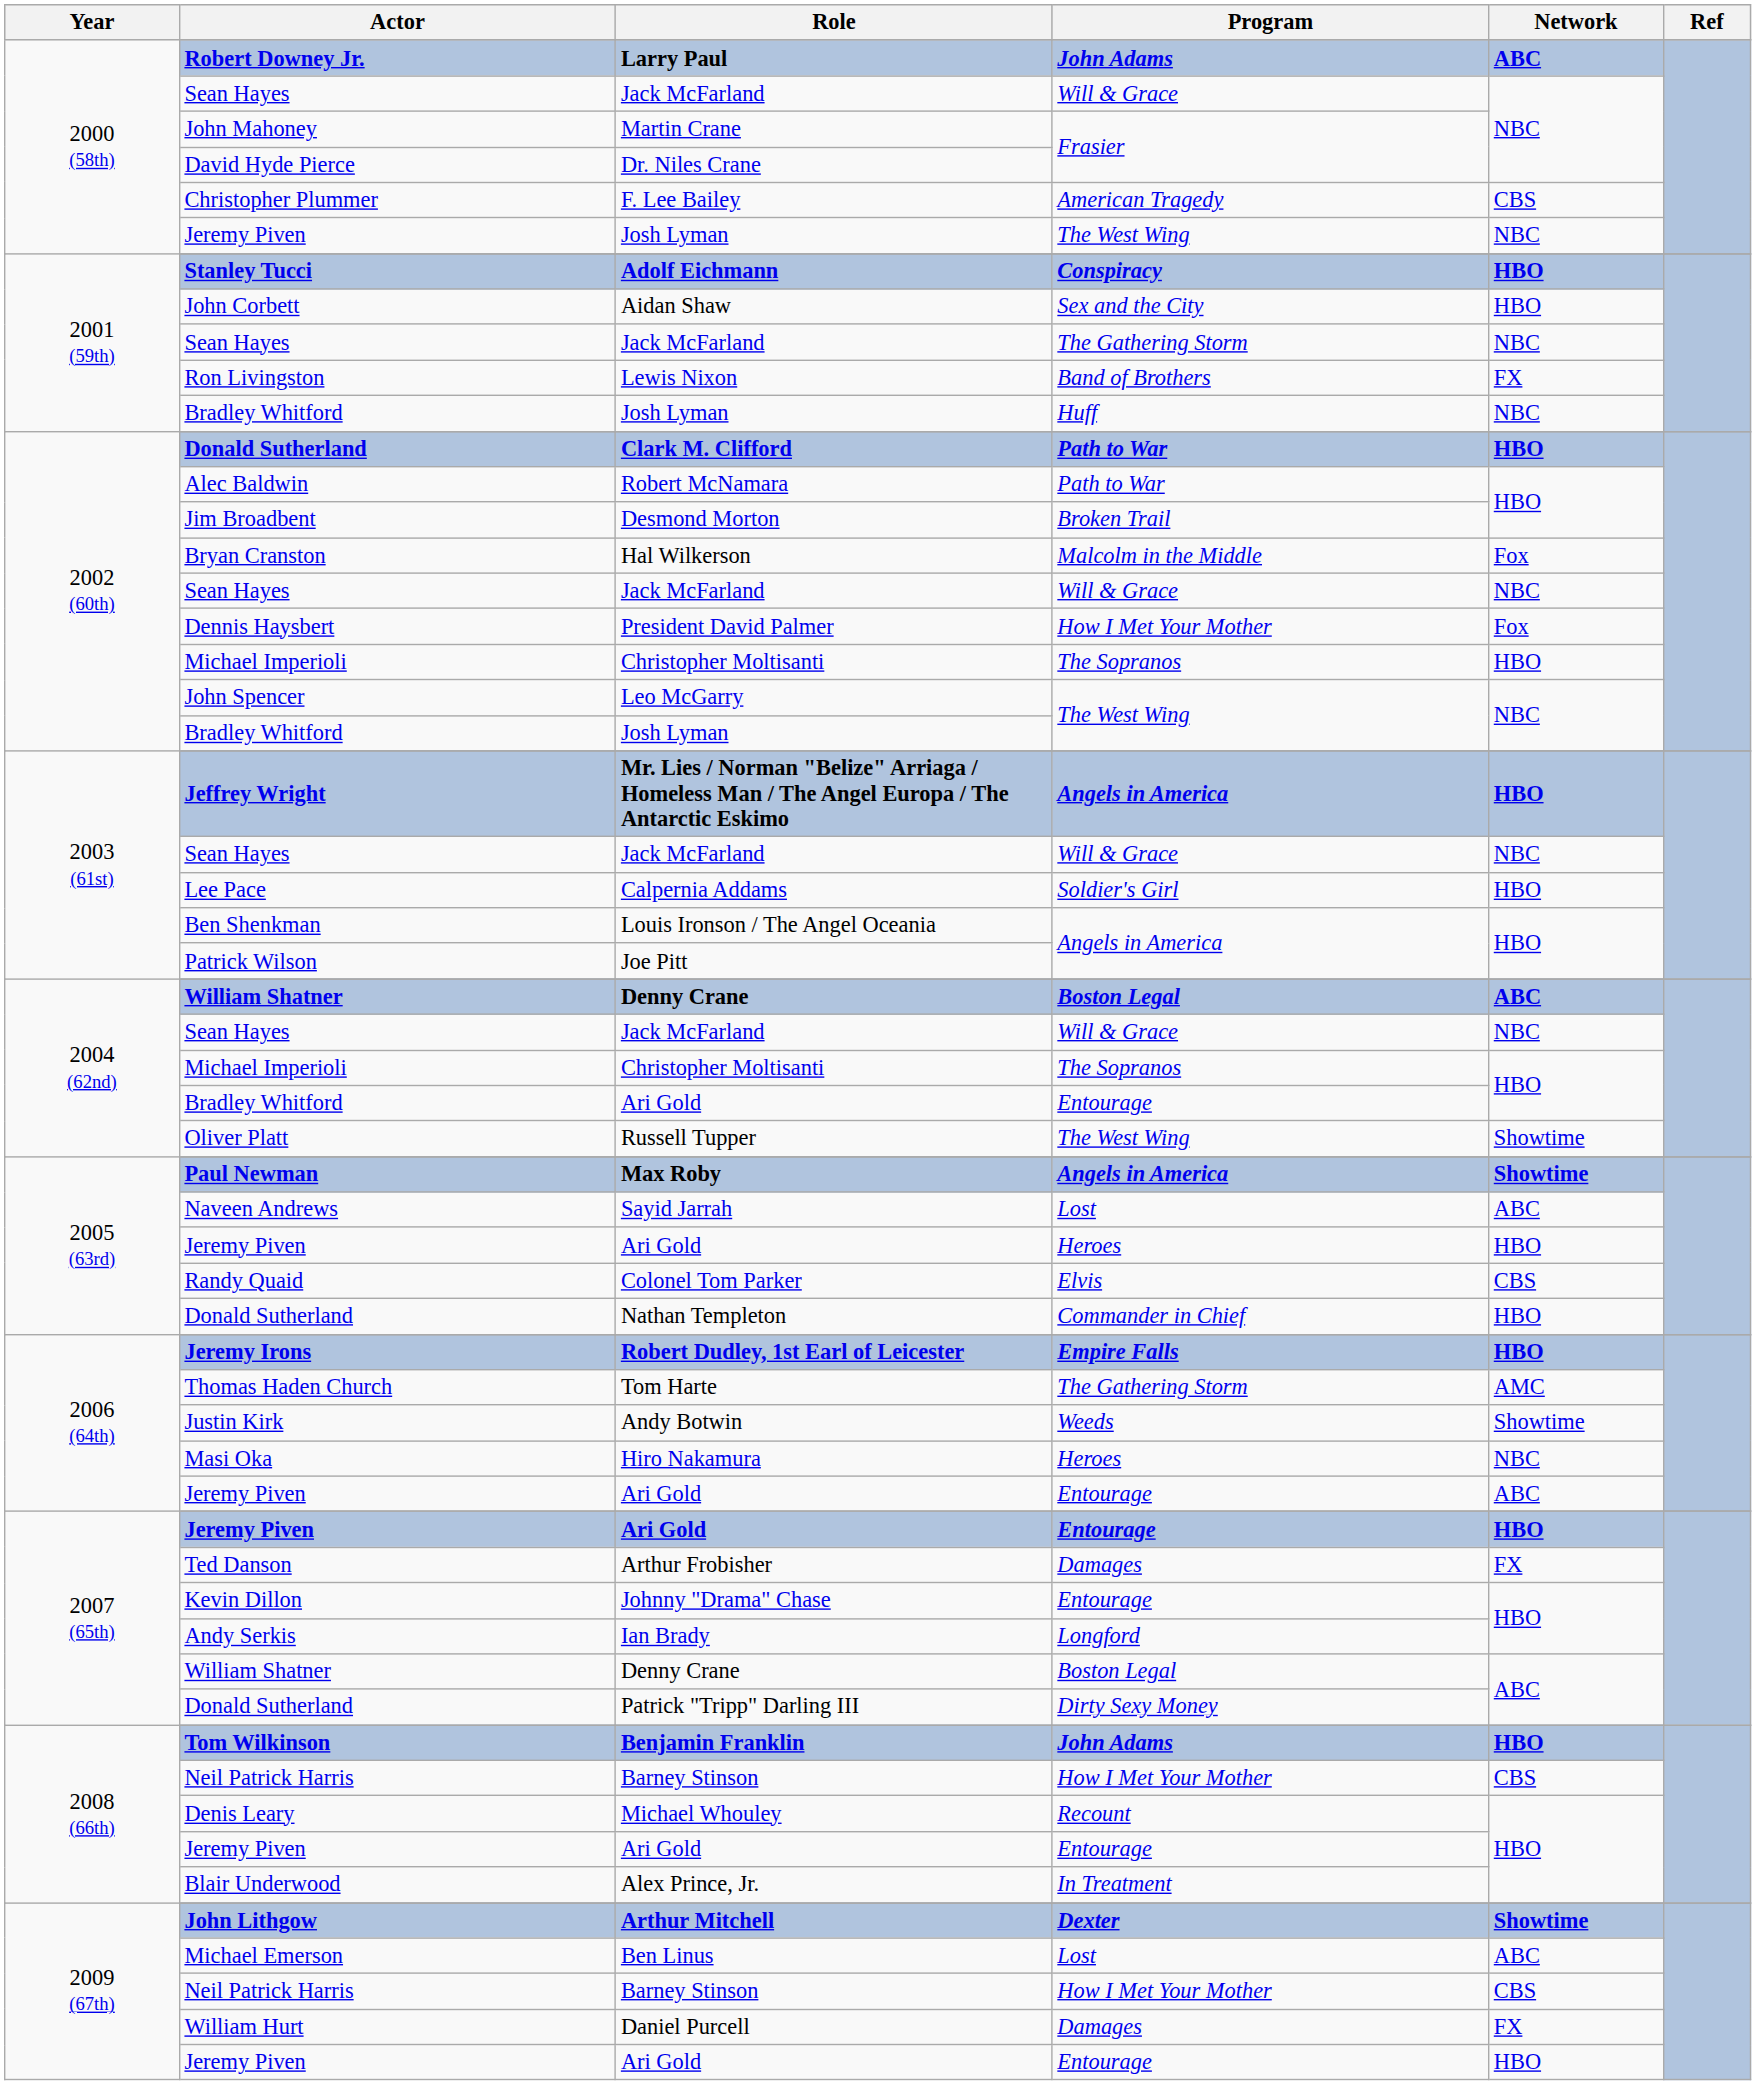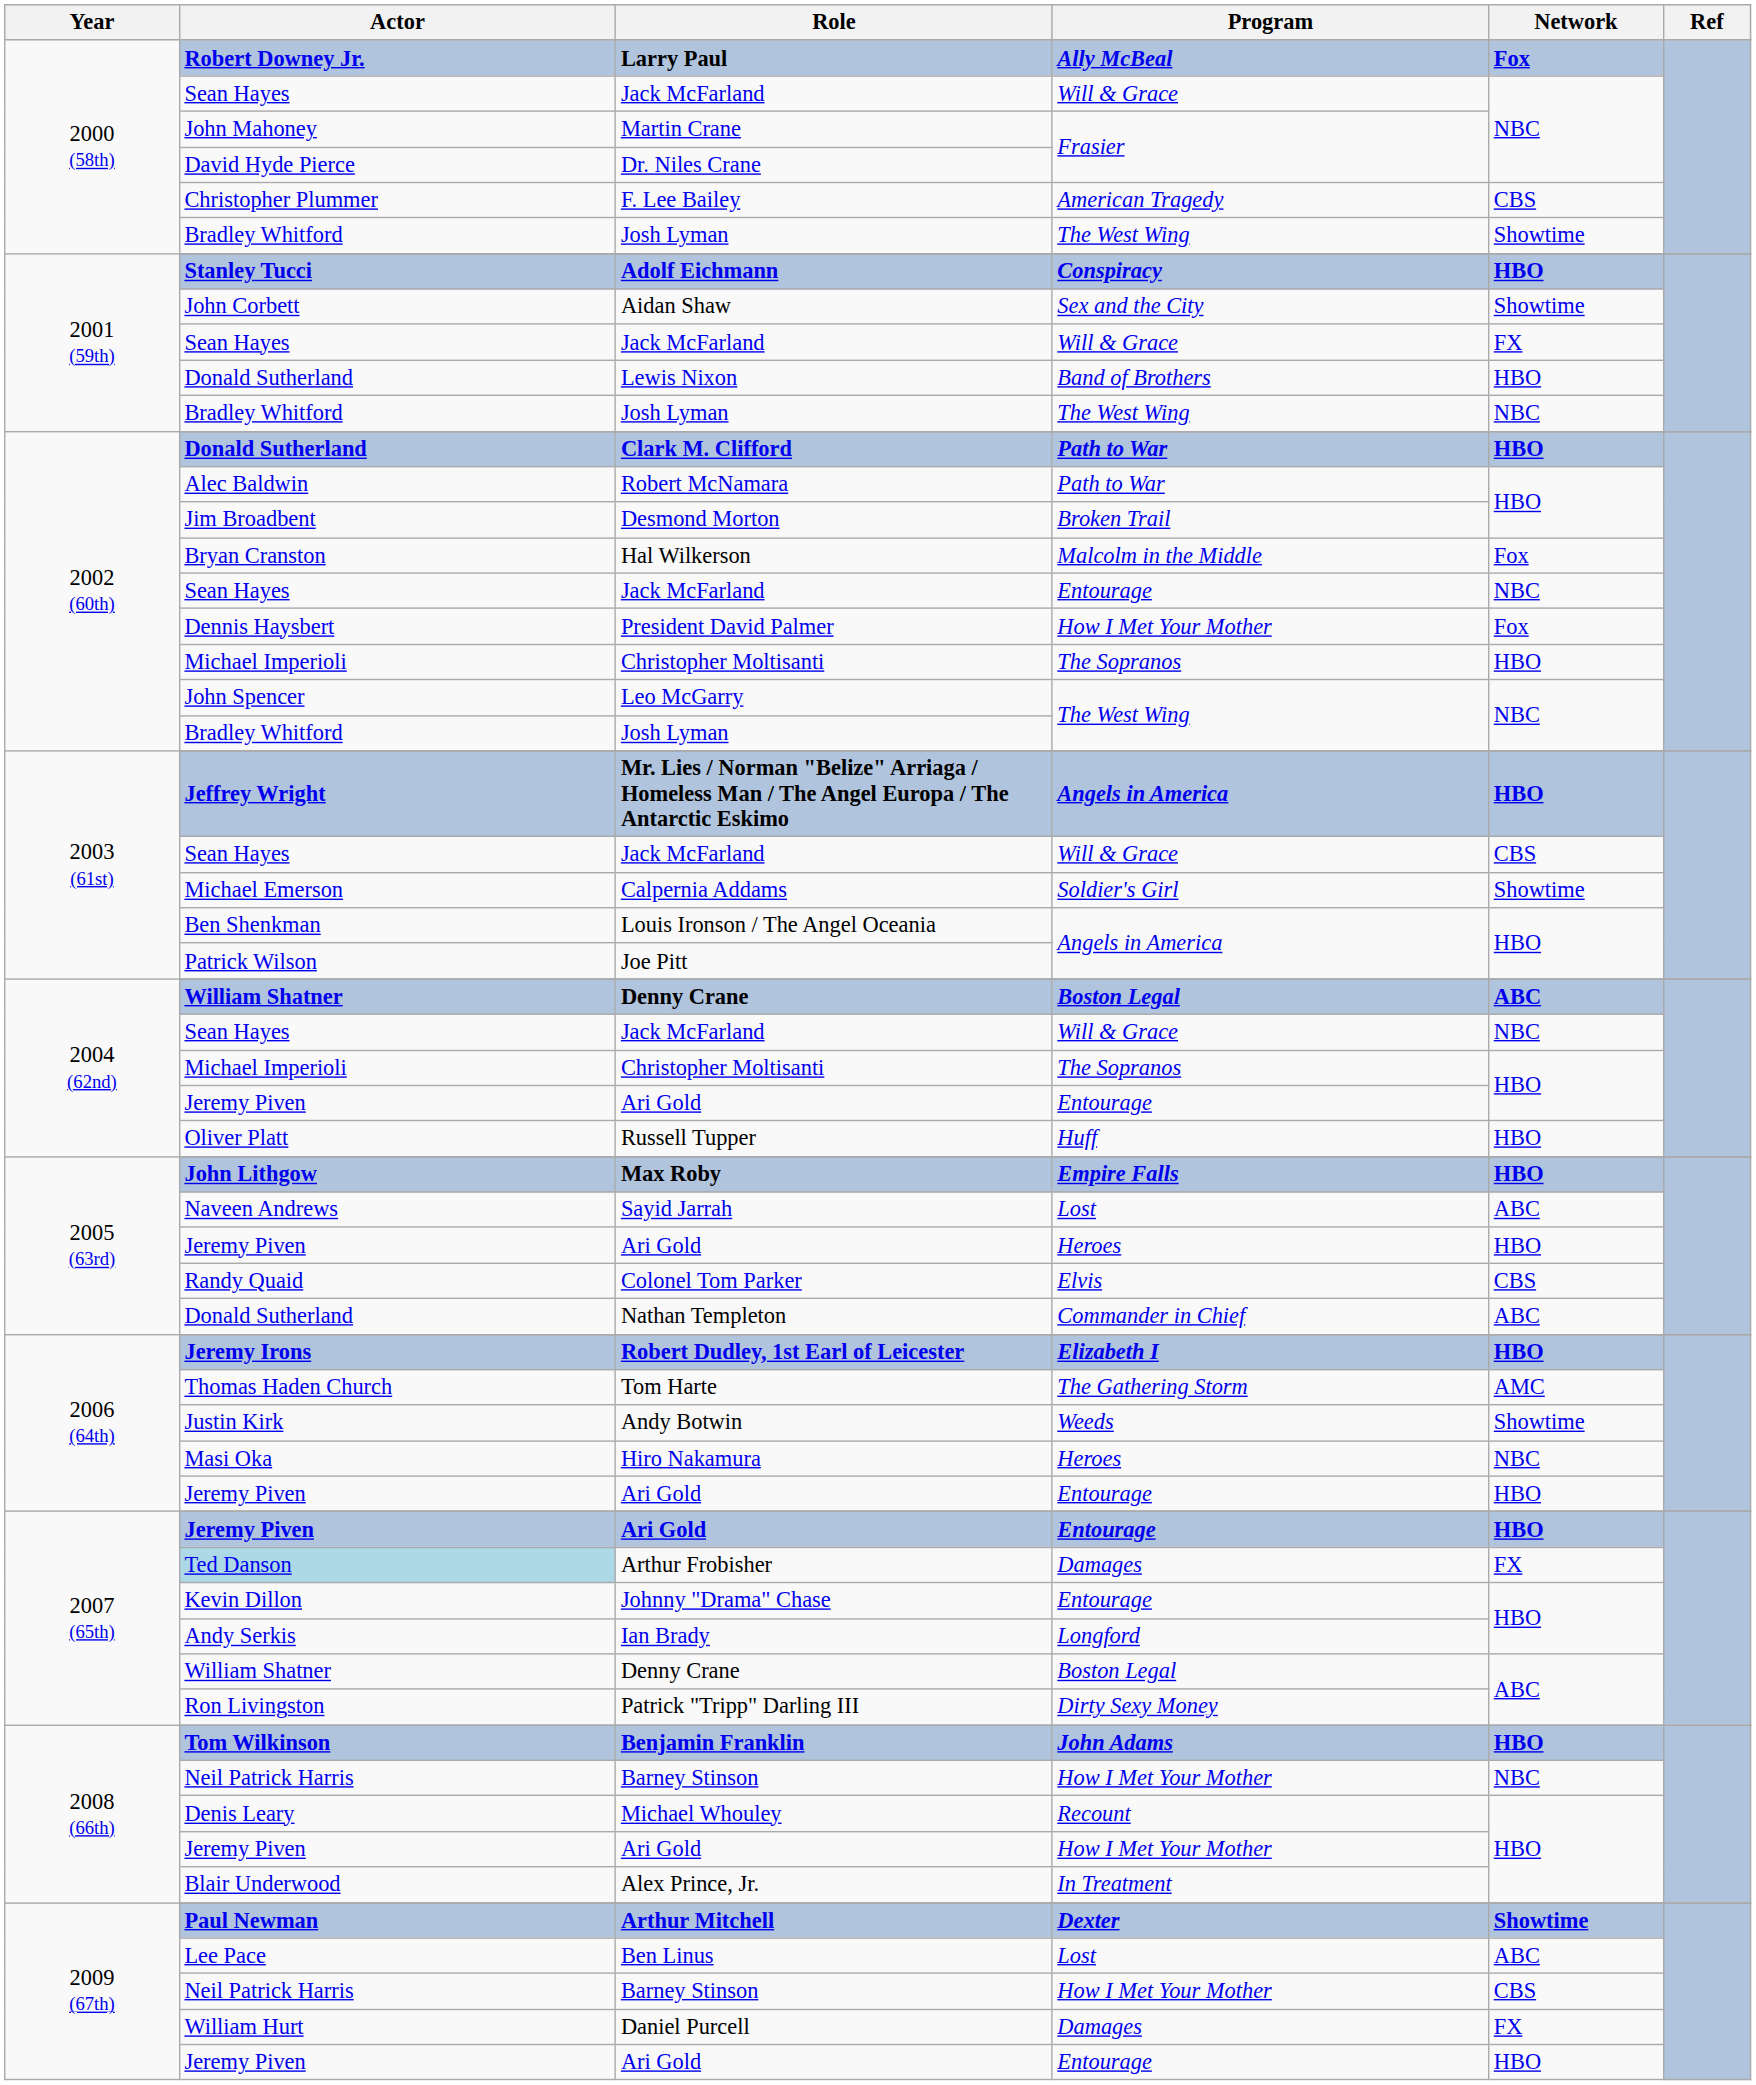(1115, 57) John Adams -> (1115, 57) Ally McBeal
(1517, 57) ABC -> (1512, 57) Fox
(245, 235) Jeremy Piven -> (264, 235) Bradley Whitford
(1517, 235) NBC -> (1539, 235) Showtime
(1517, 306) HBO -> (1539, 306) Showtime
(1153, 341) The Gathering Storm -> (1118, 341) Will & Grace
(1517, 341) NBC -> (1508, 341) FX
(254, 377) Ron Livingston -> (269, 377) Donald Sutherland
(1508, 377) FX -> (1517, 377) HBO
(1077, 413) Huff -> (1123, 413) The West Wing
(1118, 590) Will & Grace -> (1105, 590) Entourage
(1517, 854) NBC -> (1515, 854) CBS
(225, 889) Lee Pace -> (264, 889) Michael Emerson
(1517, 889) HBO -> (1539, 889) Showtime
(264, 1102) Bradley Whitford -> (245, 1102) Jeremy Piven
(1123, 1138) The West Wing -> (1077, 1138) Huff
(1539, 1138) Showtime -> (1517, 1138) HBO
(251, 1173) Paul Newman -> (251, 1173) John Lithgow
(1143, 1173) Angels in America -> (1118, 1173) Empire Falls
(1541, 1173) Showtime -> (1519, 1173) HBO
(1517, 1316) HBO -> (1517, 1316) ABC
(1118, 1351) Empire Falls -> (1108, 1351) Elizabeth I
(1517, 1493) ABC -> (1517, 1493) HBO
(238, 1564) no background -> (238, 1564) lightblue background
(269, 1706) Donald Sutherland -> (254, 1706) Ron Livingston
(1515, 1777) CBS -> (1517, 1777) NBC
(1105, 1848) Entourage -> (1165, 1848) How I Met Your Mother
(251, 1919) John Lithgow -> (251, 1919) Paul Newman
(264, 1955) Michael Emerson -> (225, 1955) Lee Pace
